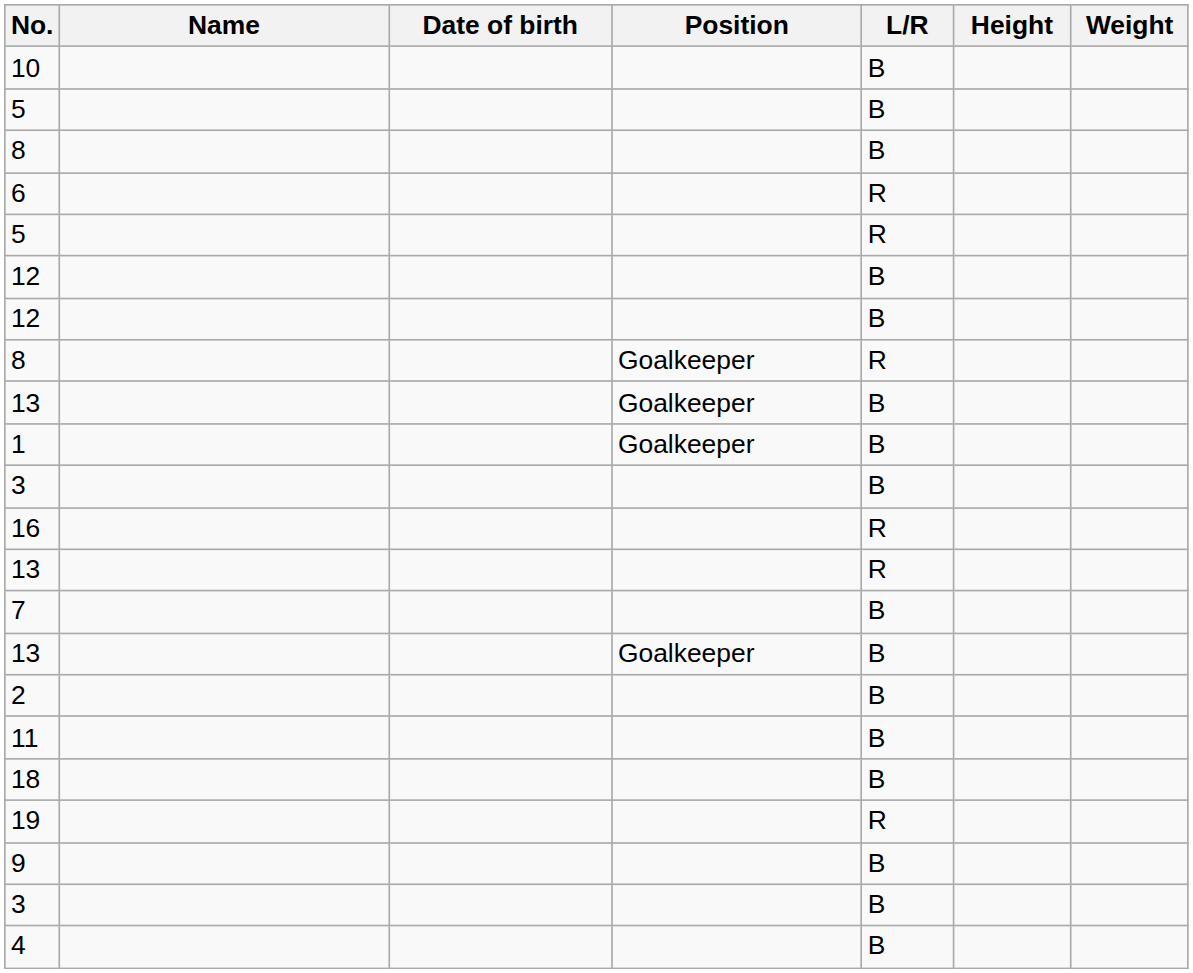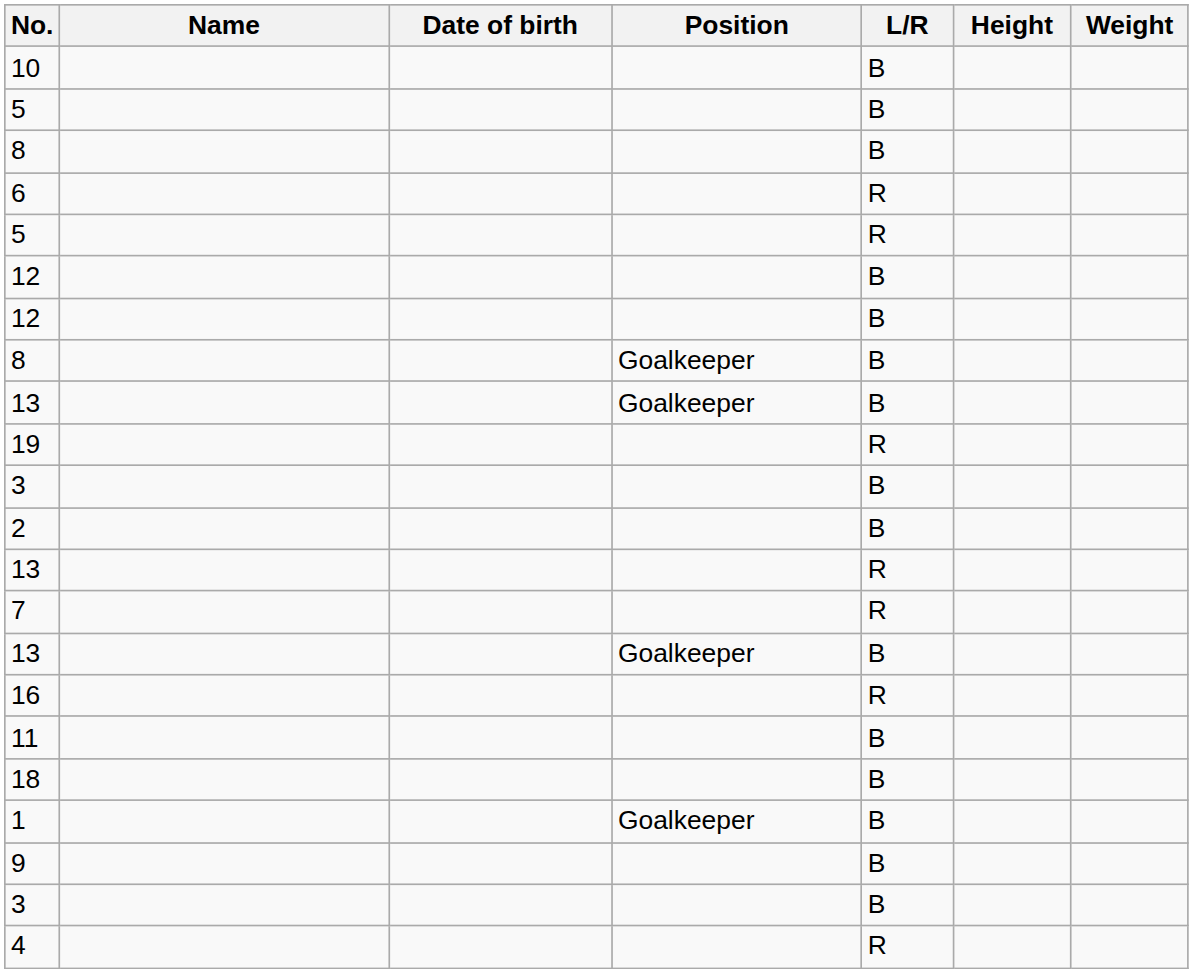(877, 360) R -> (877, 360) B
rows swapped: (18, 444) <-> (26, 820)
rows swapped: (18, 695) <-> (26, 527)
(877, 611) B -> (877, 611) R
(877, 946) B -> (877, 946) R
